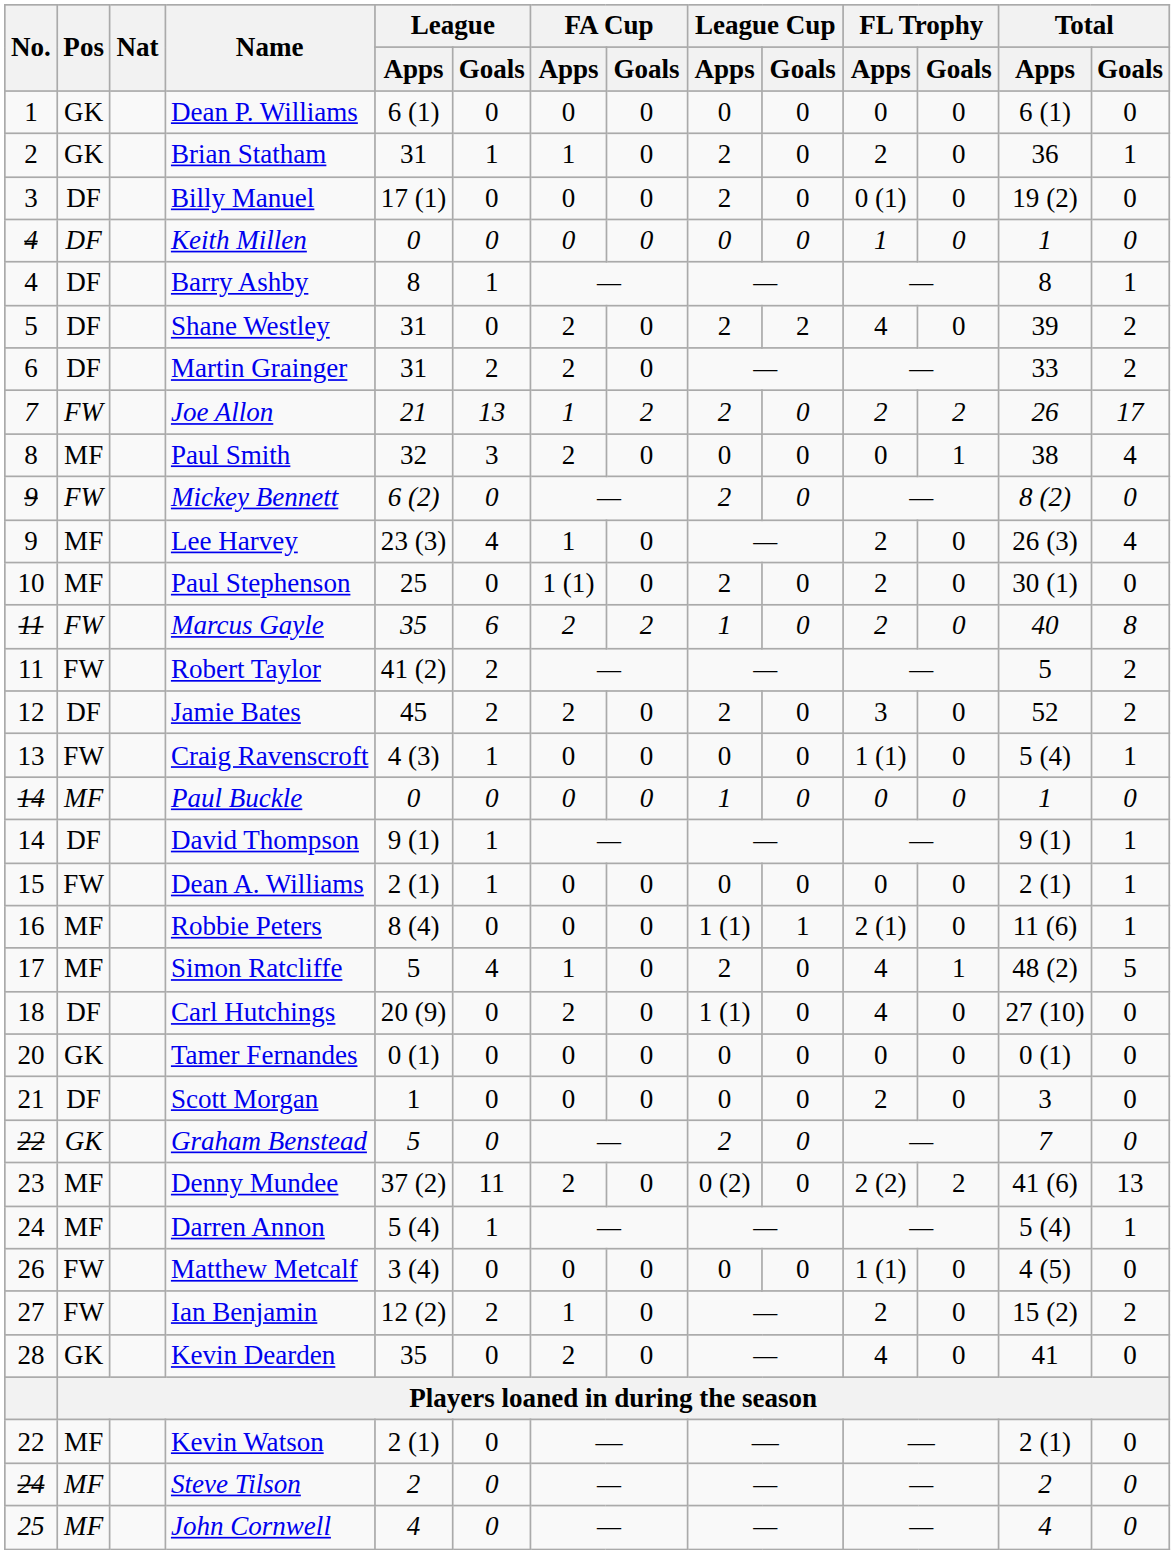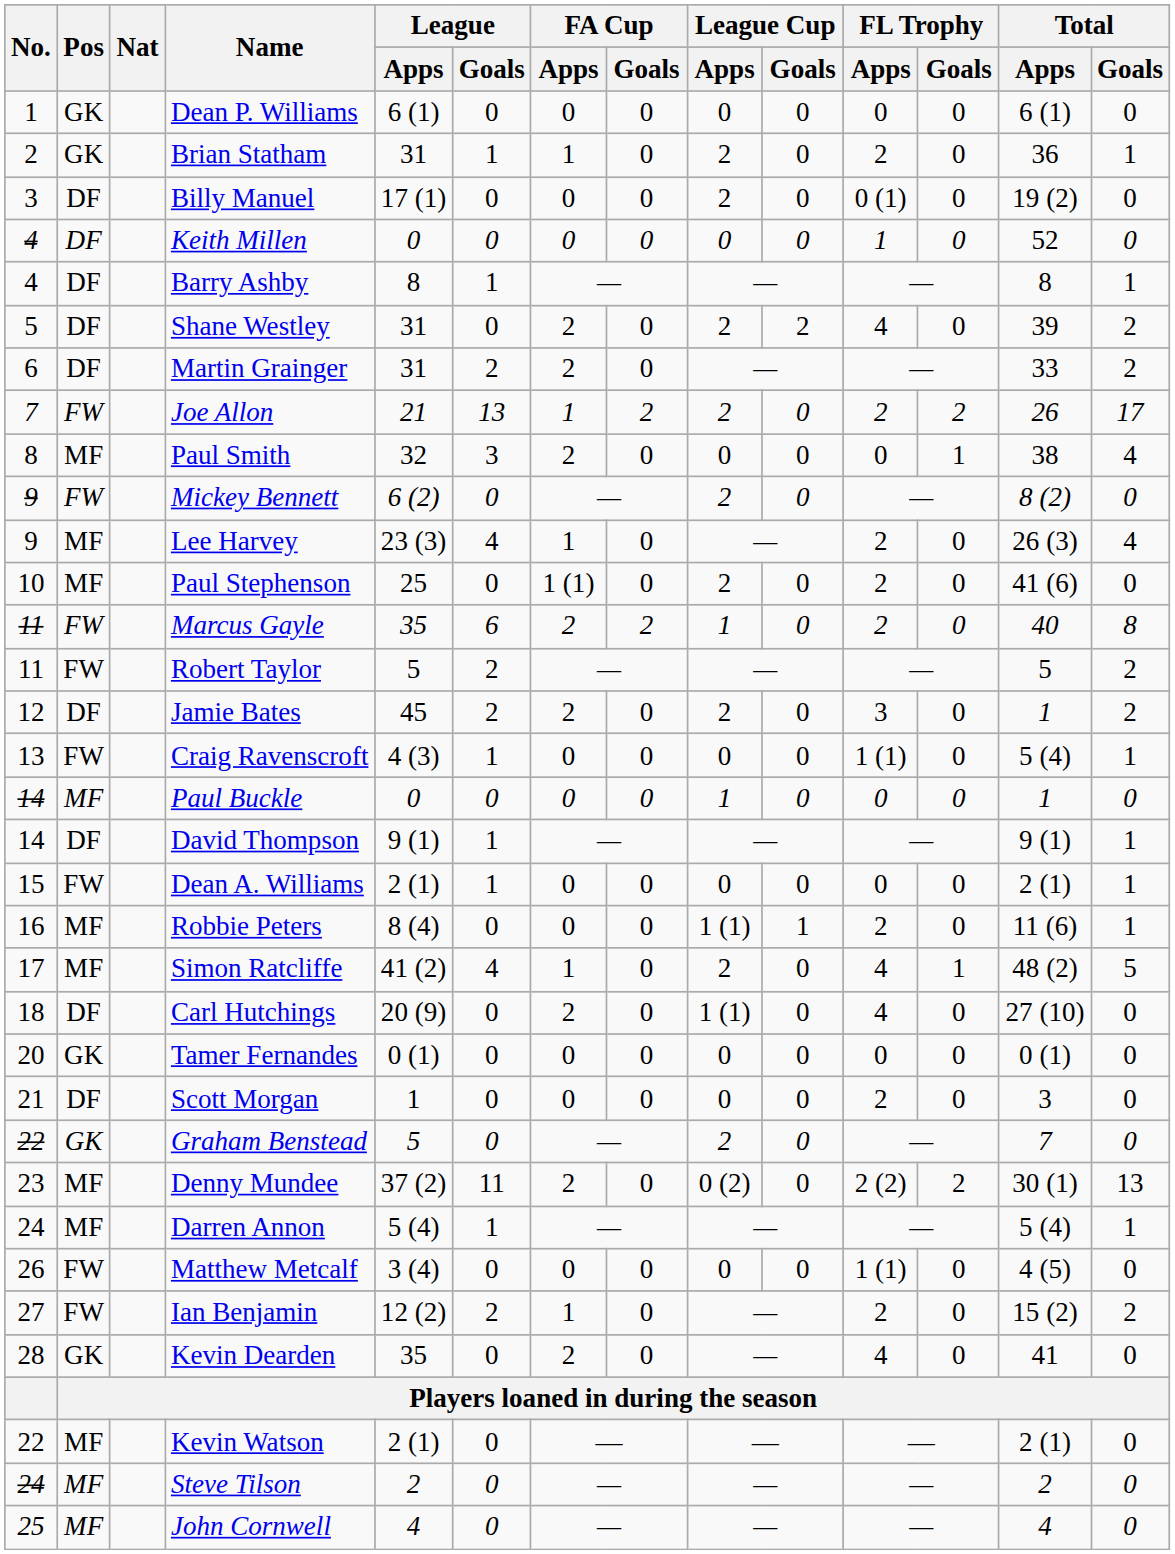(1045, 240) 1 -> (1045, 240) 52
(1045, 583) 30 (1) -> (1045, 583) 41 (6)
(414, 669) 41 (2) -> (414, 669) 5
(1045, 712) 52 -> (1045, 712) 1
(881, 926) 2 (1) -> (881, 926) 2
(414, 969) 5 -> (414, 969) 41 (2)
(1045, 1183) 41 (6) -> (1045, 1183) 30 (1)
